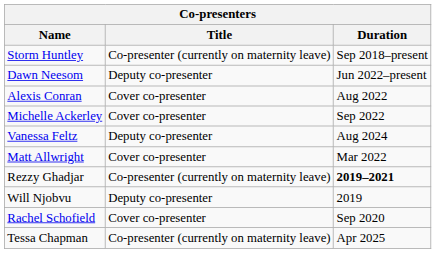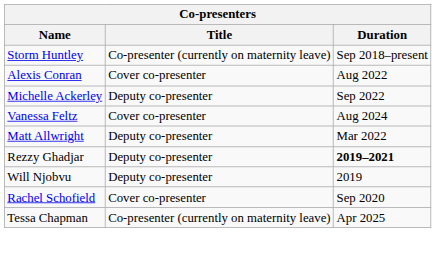- row: (45, 75)
(157, 116) Cover co-presenter -> (160, 95) Deputy co-presenter
(160, 136) Deputy co-presenter -> (157, 116) Cover co-presenter
(157, 156) Cover co-presenter -> (160, 136) Deputy co-presenter
(219, 177) Co-presenter (currently on maternity leave) -> (160, 156) Deputy co-presenter
